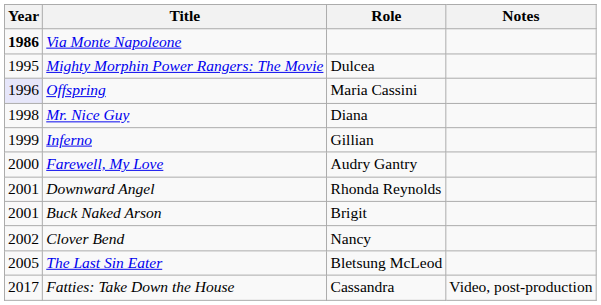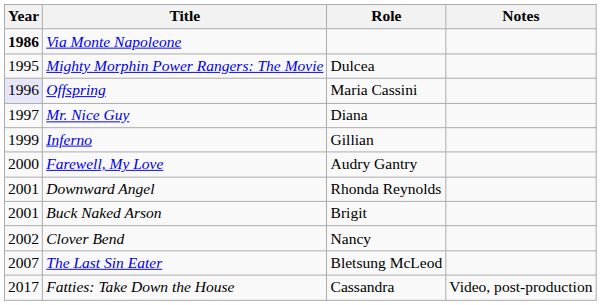(24, 115) 1998 -> (24, 115) 1997
(24, 262) 2005 -> (24, 262) 2007
